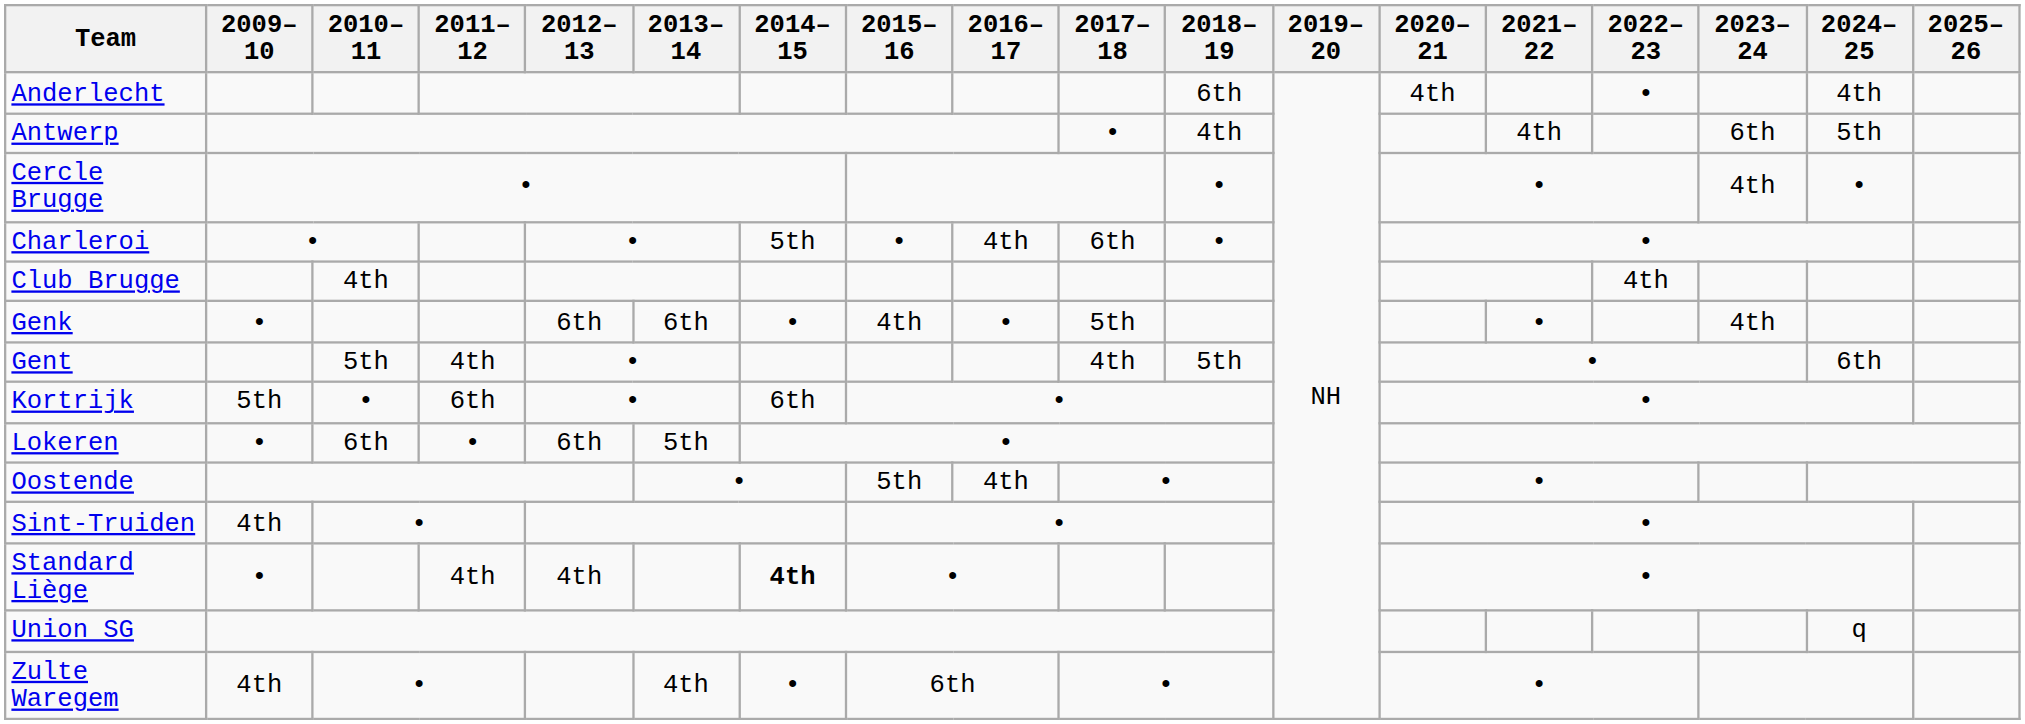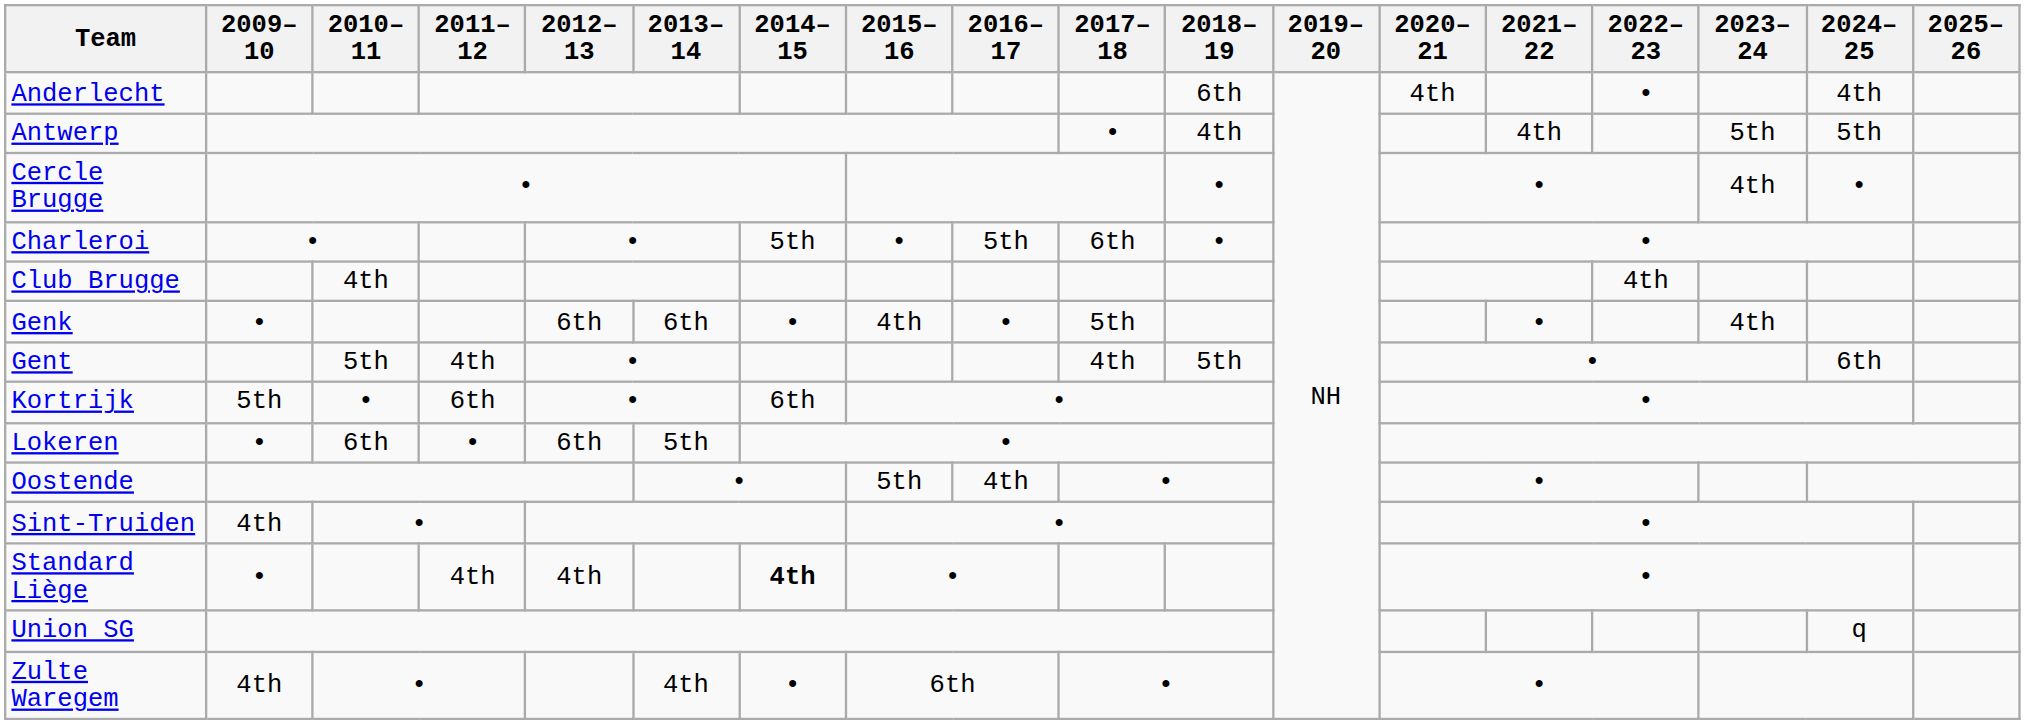(1753, 133) 6th -> (1753, 133) 5th
(1006, 242) 4th -> (1006, 242) 5th
